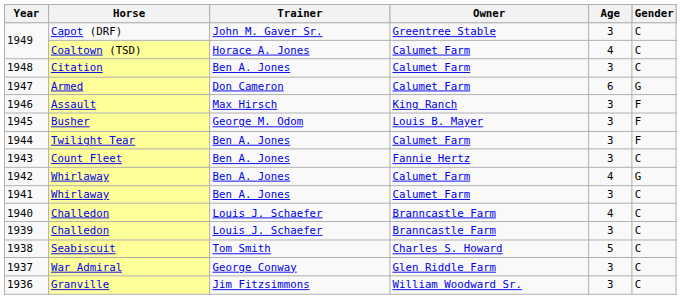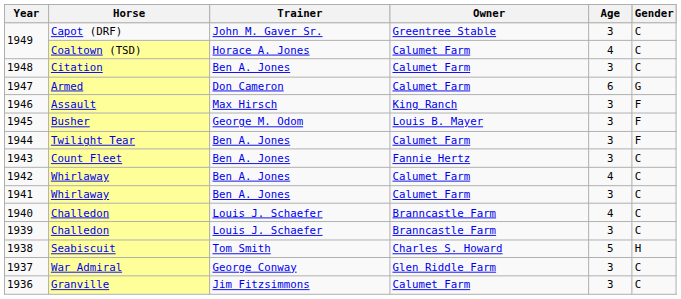(638, 176) G -> (638, 176) C
(638, 248) C -> (638, 248) H
(457, 284) William Woodward Sr. -> (431, 284) Calumet Farm
